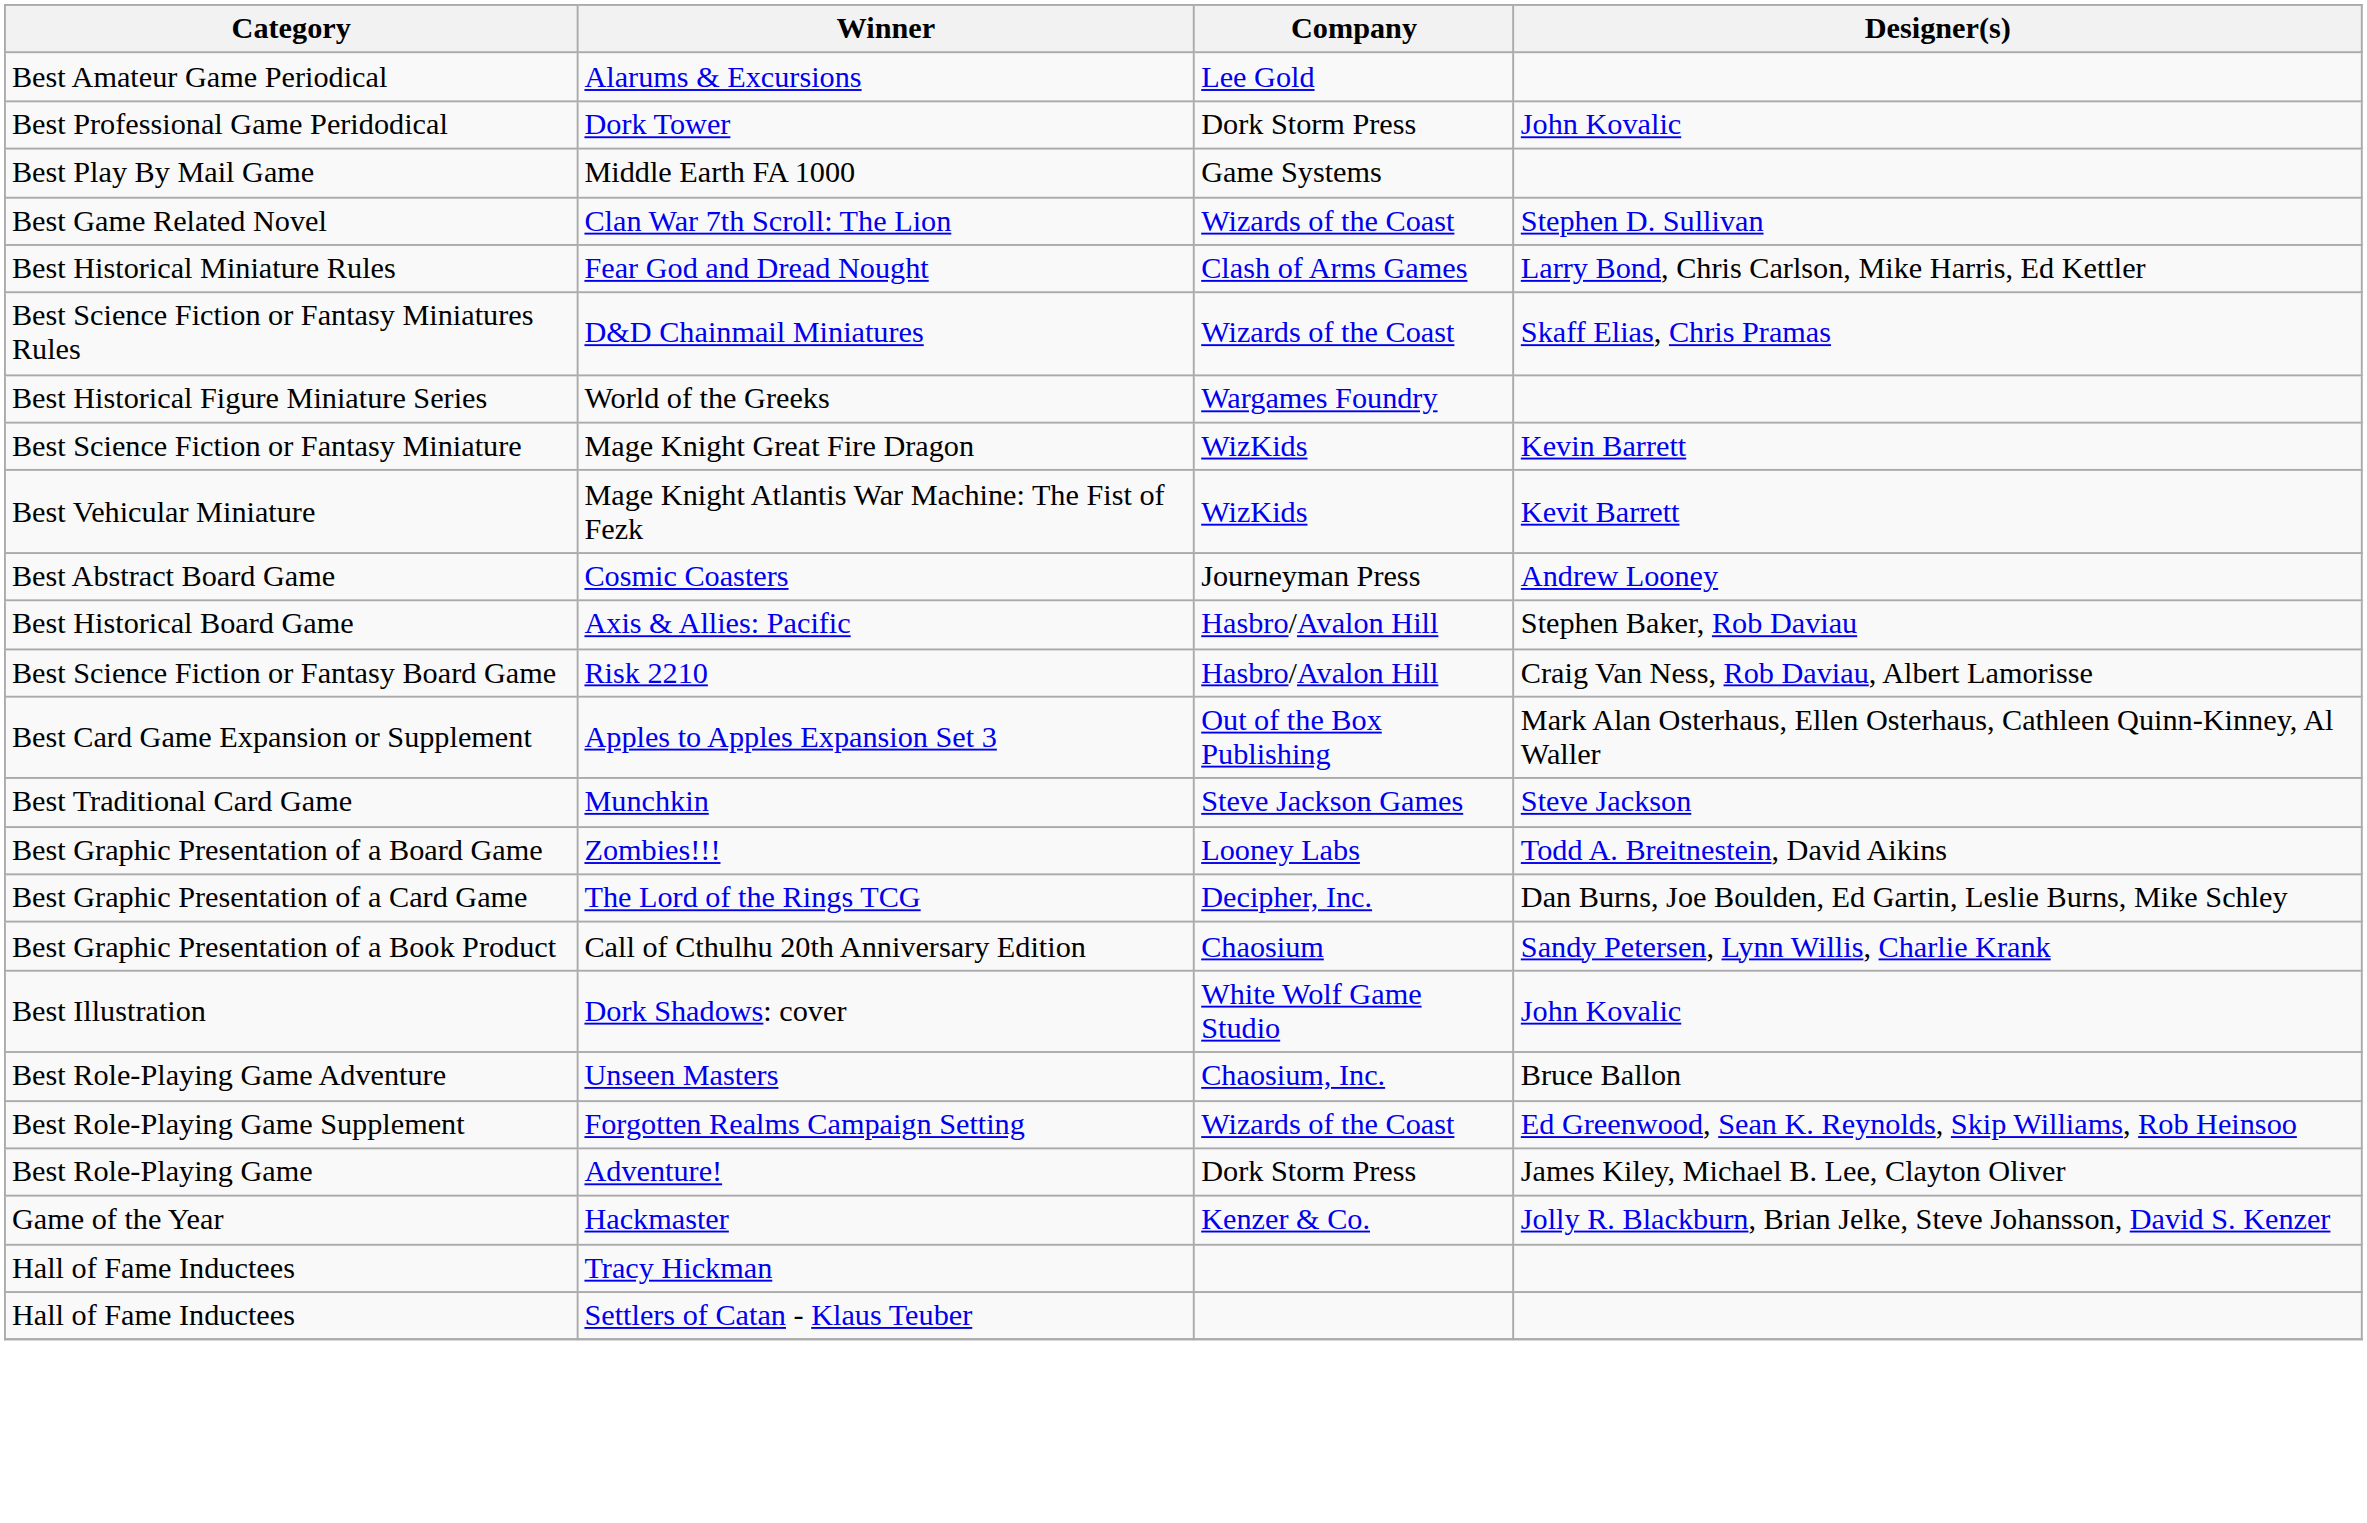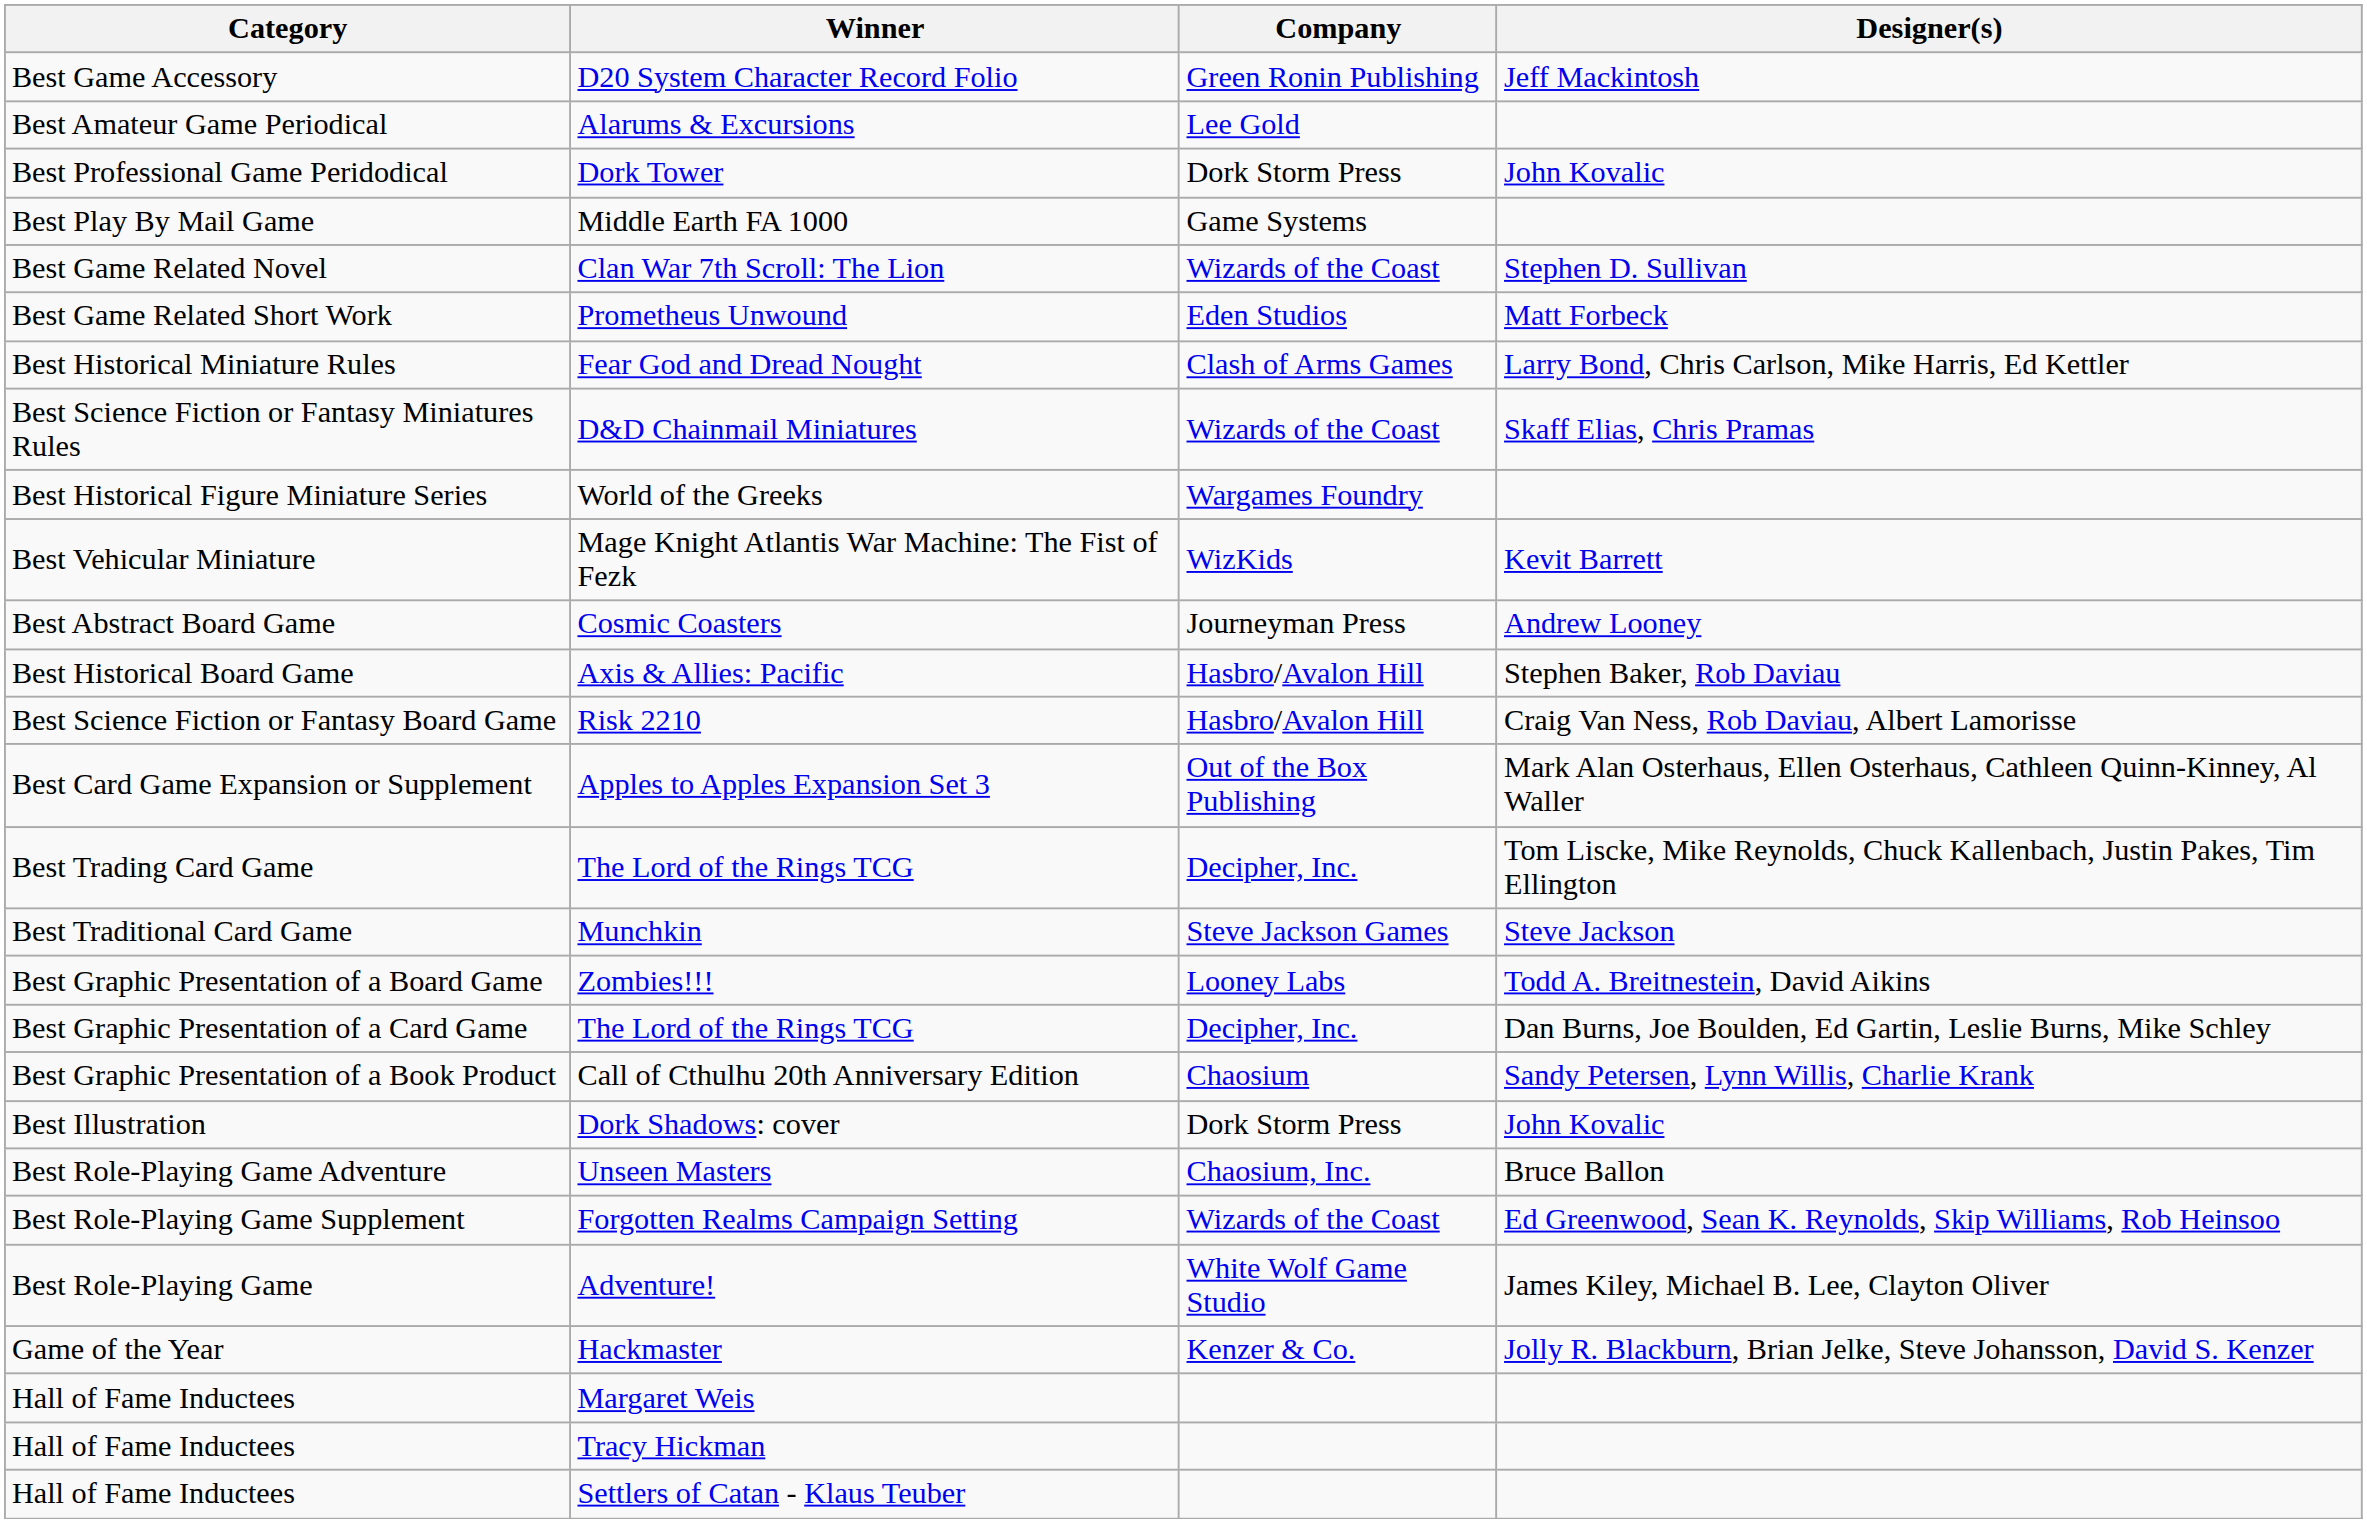+ row: (145, 76)
+ row: (202, 316)
- row: (267, 446)
+ row: (163, 866)
(1311, 1010) White Wolf Game Studio -> (1294, 1123) Dork Storm Press
(1309, 1171) Dork Storm Press -> (1297, 1284) White Wolf Game Studio
+ row: (153, 1397)
